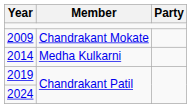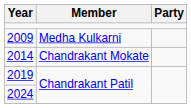(94, 38) Chandrakant Mokate -> (80, 38) Medha Kulkarni
(80, 56) Medha Kulkarni -> (94, 56) Chandrakant Mokate
